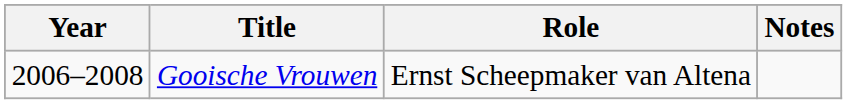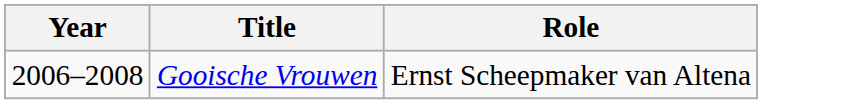- column: (799, 27)
